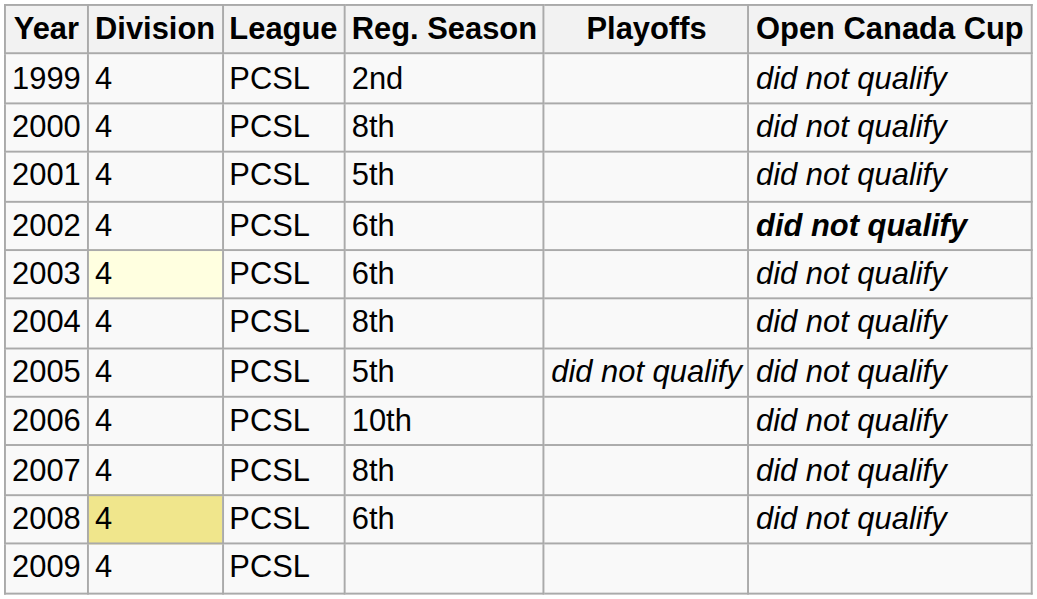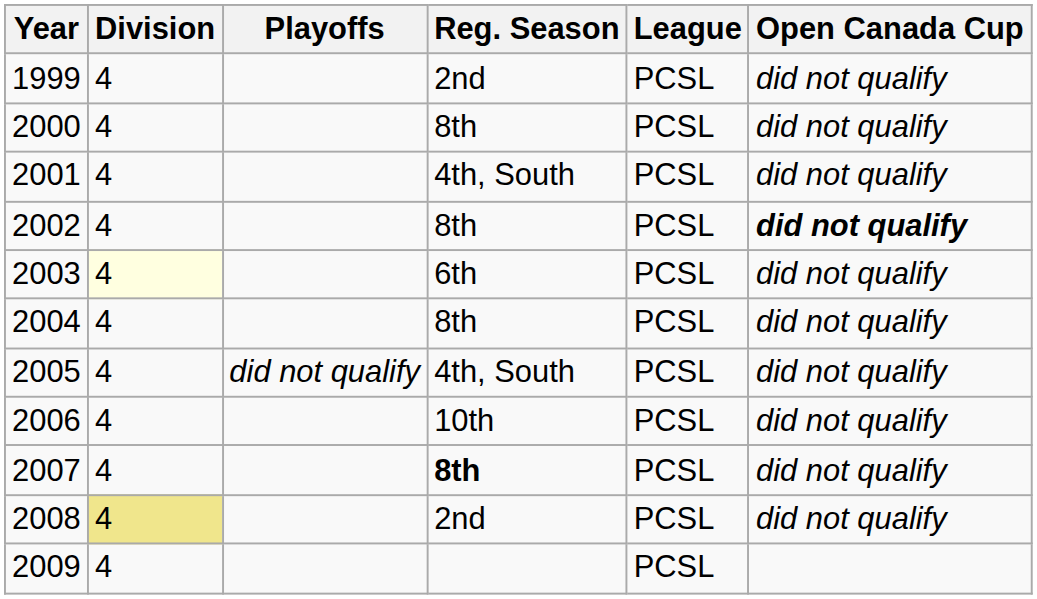columns swapped: (283, 28) <-> (647, 28)
(373, 175) 5th -> (505, 175) 4th, South
(373, 224) 6th -> (456, 224) 8th
(373, 371) 5th -> (505, 371) 4th, South
(373, 469) normal -> (457, 469) bold
(373, 518) 6th -> (460, 518) 2nd
